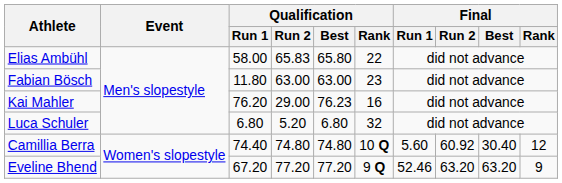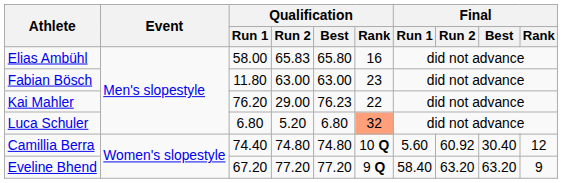(374, 58) 22 -> (374, 58) 16
(374, 102) 16 -> (374, 102) 22
(374, 124) no background -> (374, 124) lightsalmon background
(415, 167) 52.46 -> (415, 167) 58.40
